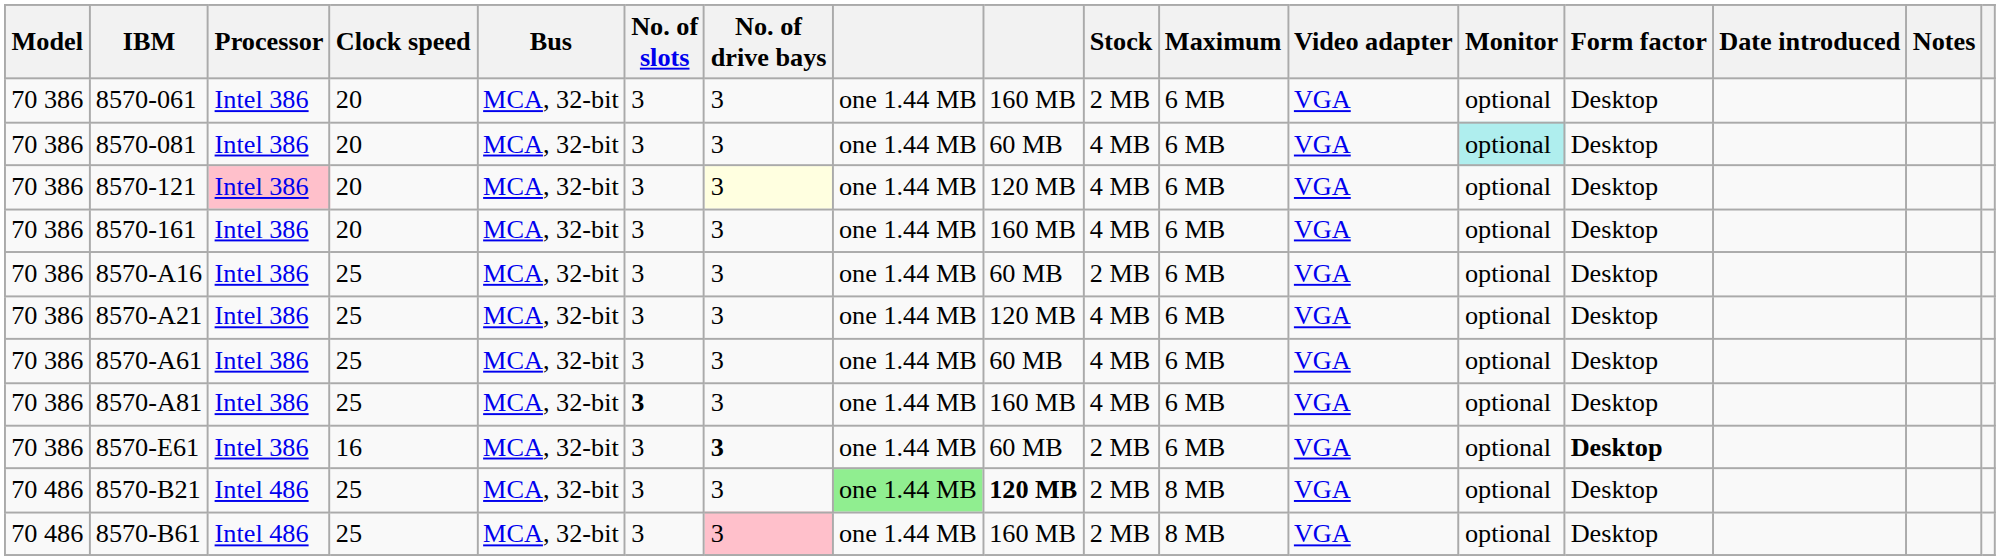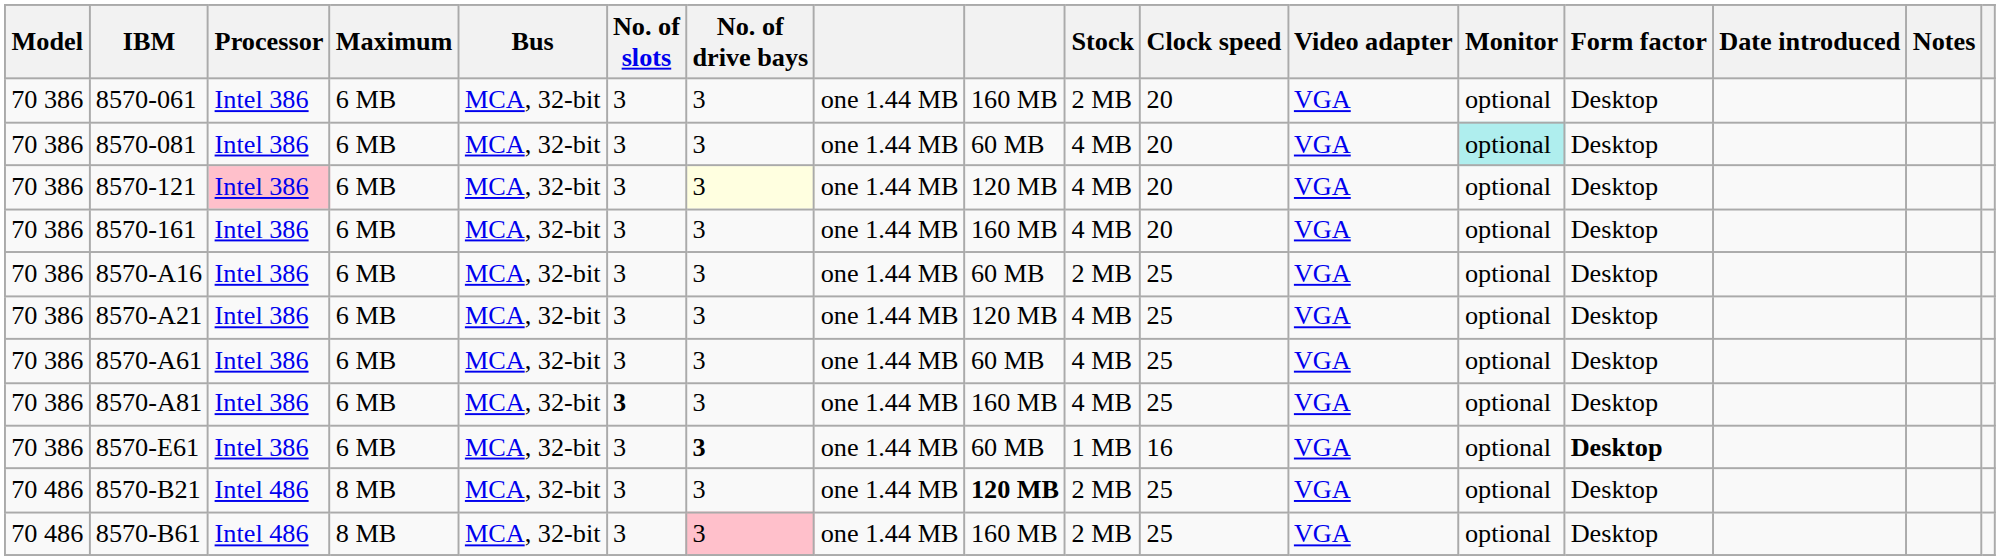columns swapped: (403, 41) <-> (1223, 41)
(1120, 446) 2 MB -> (1102, 446) 1 MB
(908, 489) lightgreen background -> (890, 489) no background
